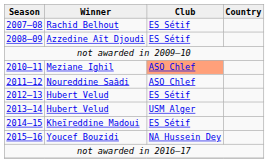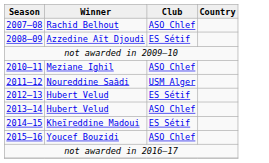(170, 25) ES Sétif -> (172, 25) ASO Chlef
(172, 67) lightsalmon background -> (172, 67) no background
(172, 81) ASO Chlef -> (172, 81) USM Alger
(172, 109) USM Alger -> (172, 109) ASO Chlef
(185, 137) NA Hussein Dey -> (172, 137) ASO Chlef
